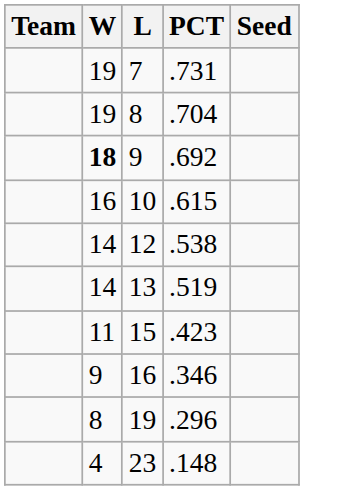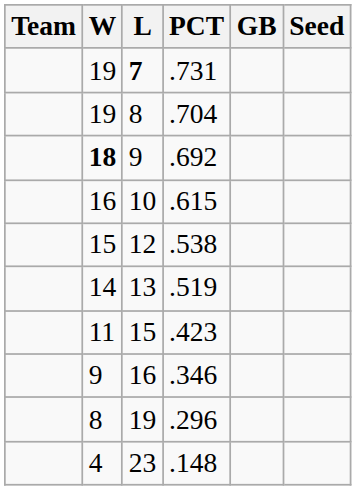+ column: (257, 26)
(136, 69) normal -> (136, 69) bold
(102, 244) 14 -> (102, 244) 15
